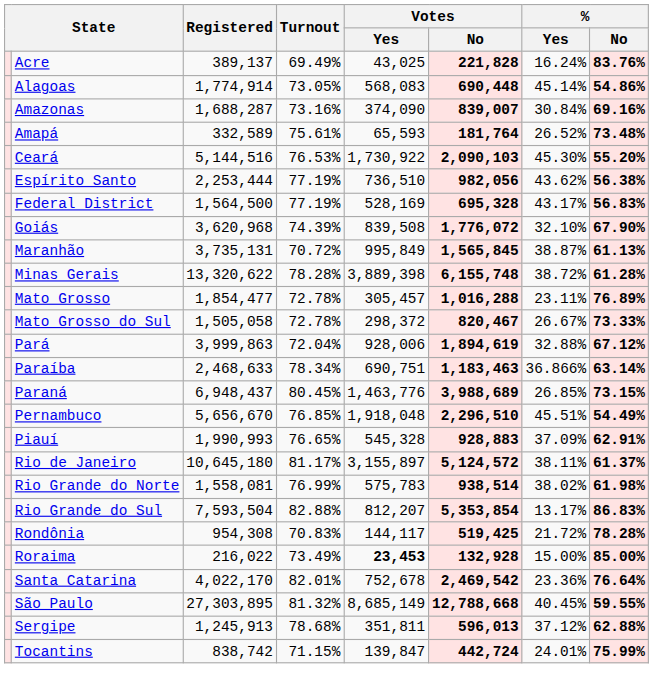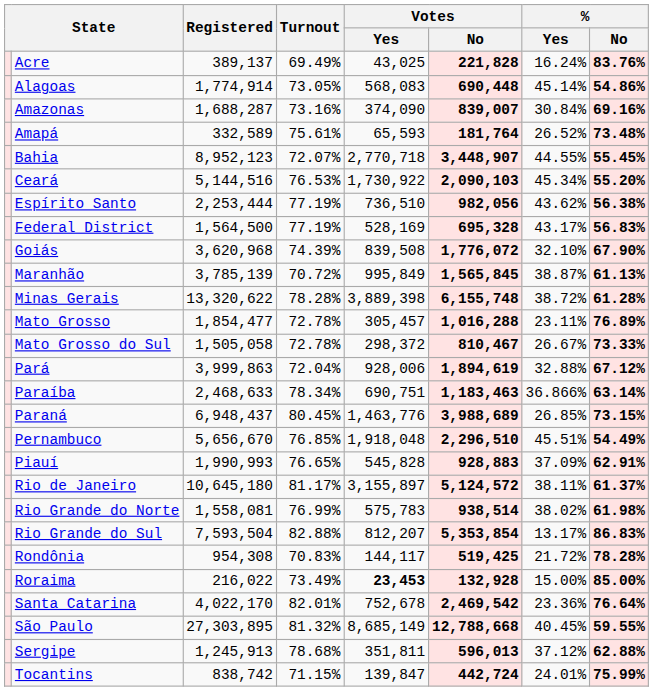+ row: (37, 157)
(560, 157) 45.30% -> (560, 181) 45.34%
(234, 251) 3,735,131 -> (234, 275) 3,785,139
(488, 322) 820,467 -> (488, 346) 810,467
(395, 440) 545,328 -> (395, 463) 545,828
